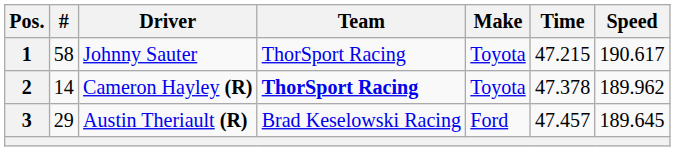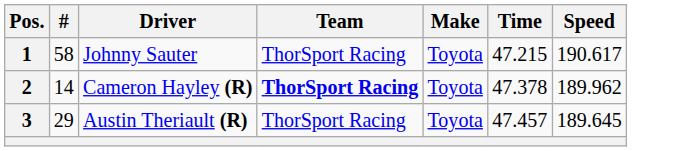(361, 120) Brad Keselowski Racing -> (334, 120) ThorSport Racing
(489, 120) Ford -> (455, 120) Toyota
